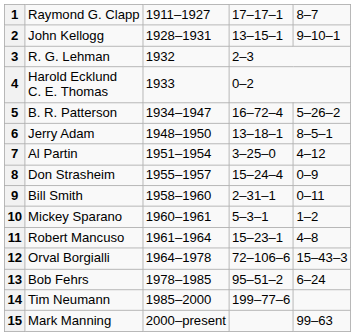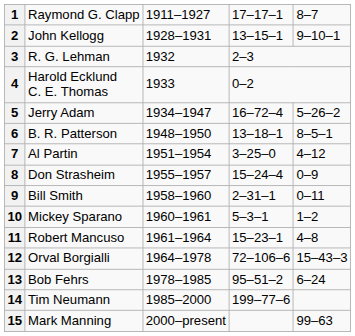(73, 112) B. R. Patterson -> (61, 112) Jerry Adam
(61, 133) Jerry Adam -> (73, 133) B. R. Patterson
